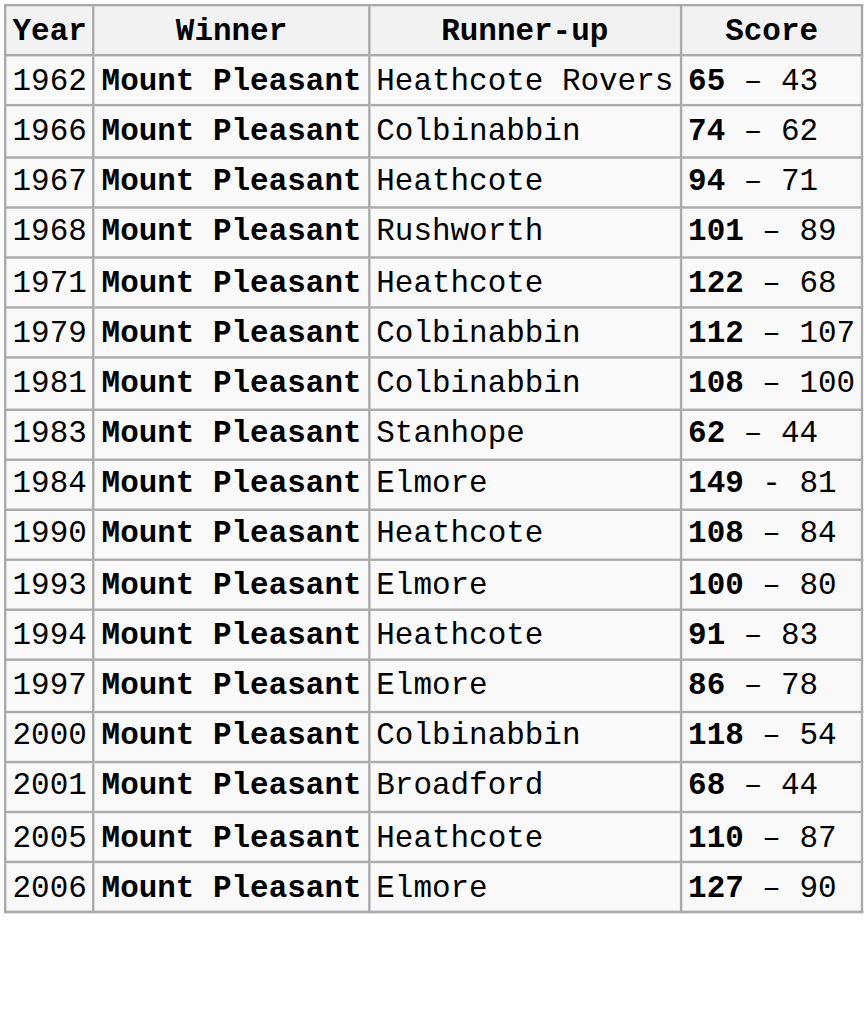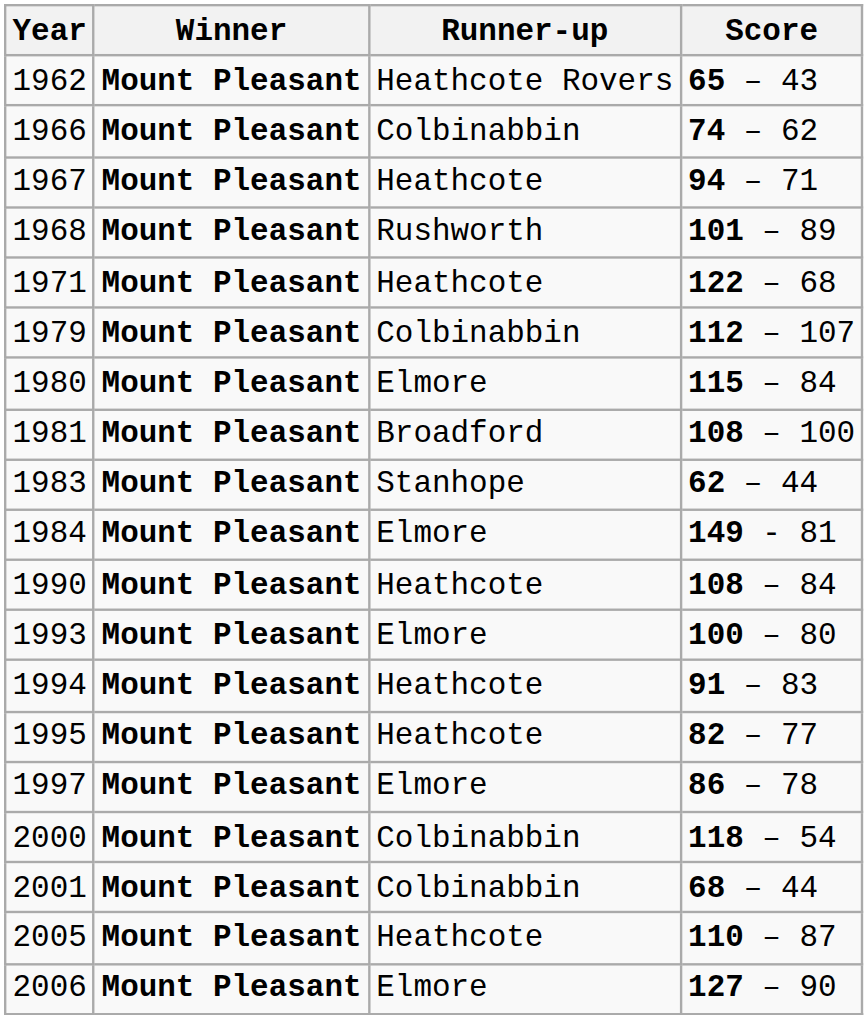+ row: (50, 383)
(478, 383) Colbinabbin -> (460, 434) Broadford
+ row: (50, 736)
(460, 787) Broadford -> (478, 888) Colbinabbin
